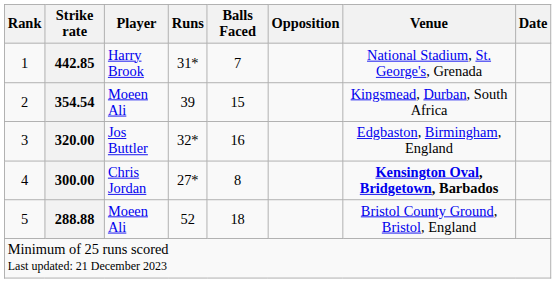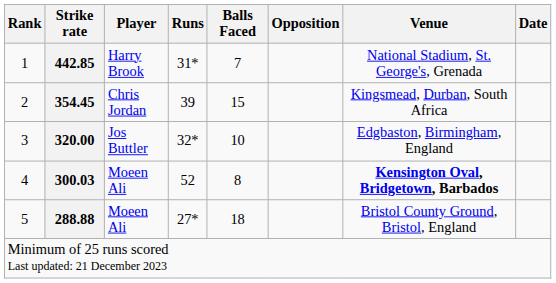(75, 102) 354.54 -> (75, 102) 354.45
(128, 102) Moeen Ali -> (127, 102) Chris Jordan
(238, 141) 16 -> (238, 141) 10
(75, 180) 300.00 -> (75, 180) 300.03
(127, 180) Chris Jordan -> (128, 180) Moeen Ali
(188, 180) 27* -> (188, 180) 52
(188, 219) 52 -> (188, 219) 27*
